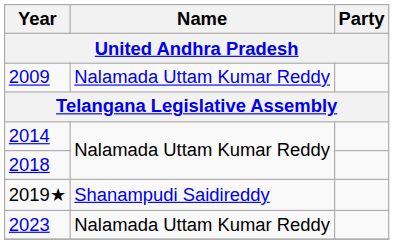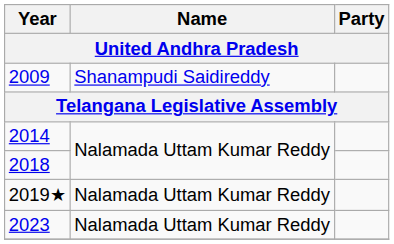(202, 77) Nalamada Uttam Kumar Reddy -> (172, 77) Shanampudi Saidireddy
(172, 194) Shanampudi Saidireddy -> (202, 194) Nalamada Uttam Kumar Reddy
